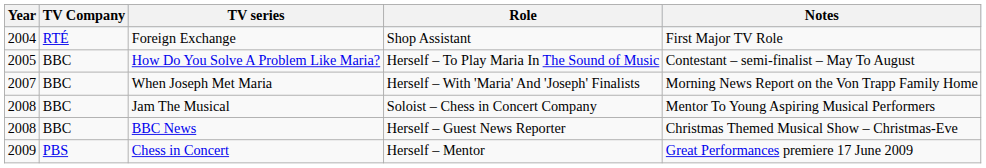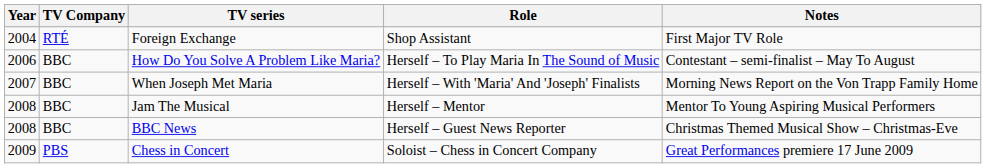(22, 60) 2005 -> (22, 60) 2006
(492, 106) Soloist – Chess in Concert Company -> (436, 106) Herself – Mentor
(436, 151) Herself – Mentor -> (492, 151) Soloist – Chess in Concert Company
